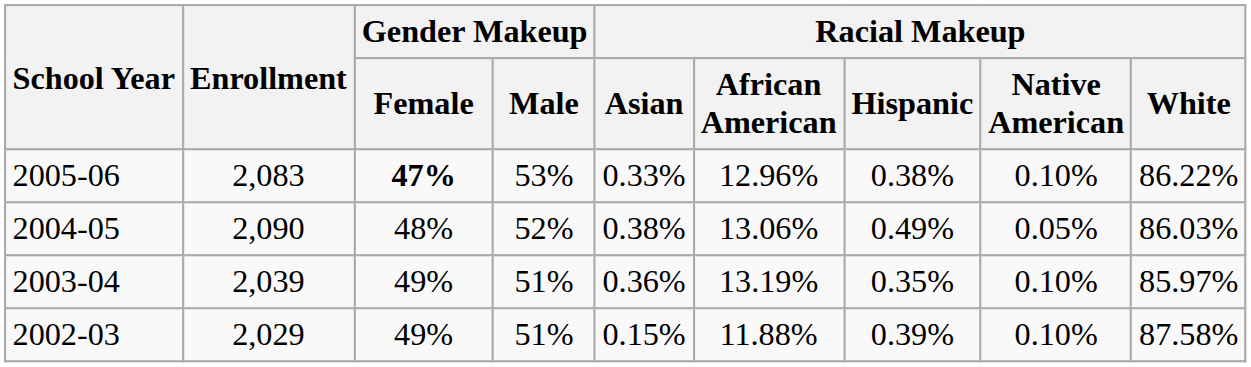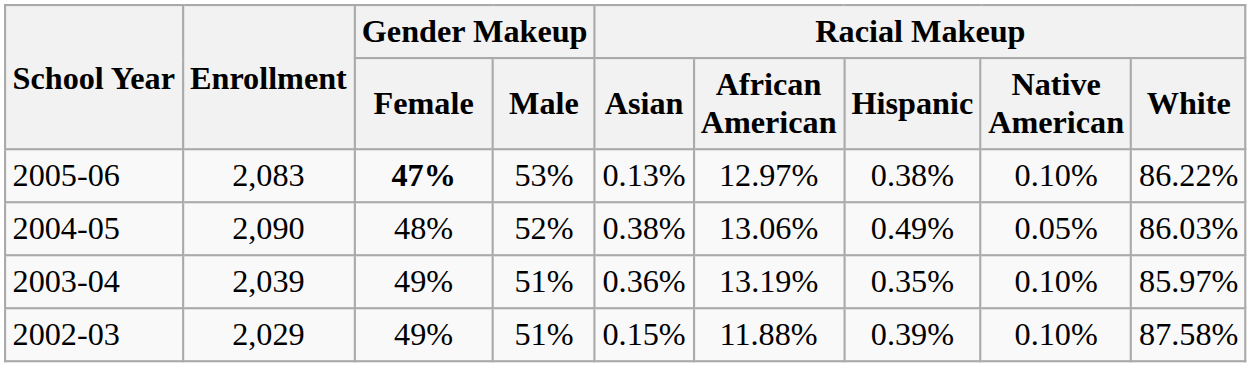(644, 175) 0.33% -> (644, 175) 0.13%
(769, 175) 12.96% -> (769, 175) 12.97%
